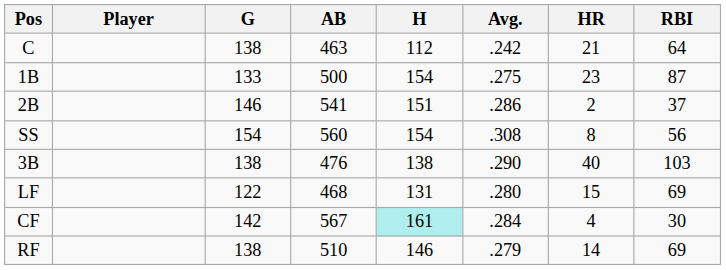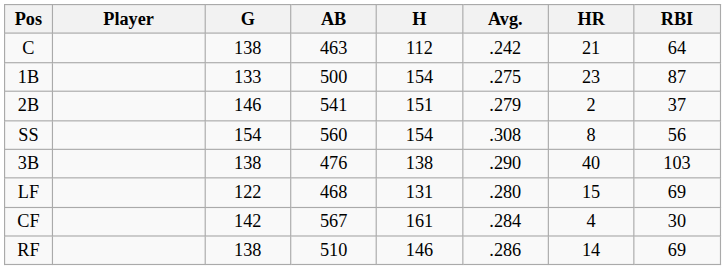(505, 105) .286 -> (505, 105) .279
(419, 221) paleturquoise background -> (419, 221) no background
(505, 250) .279 -> (505, 250) .286
